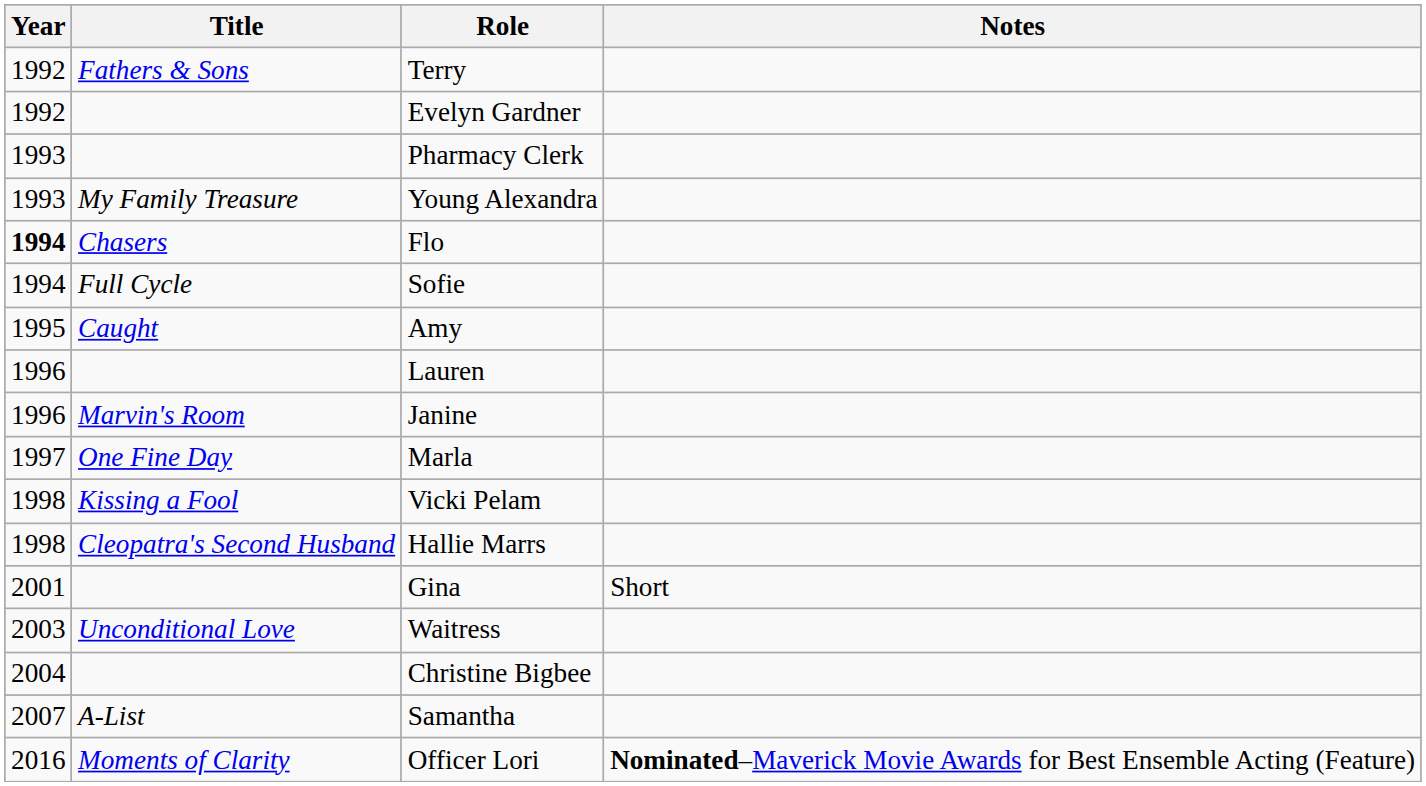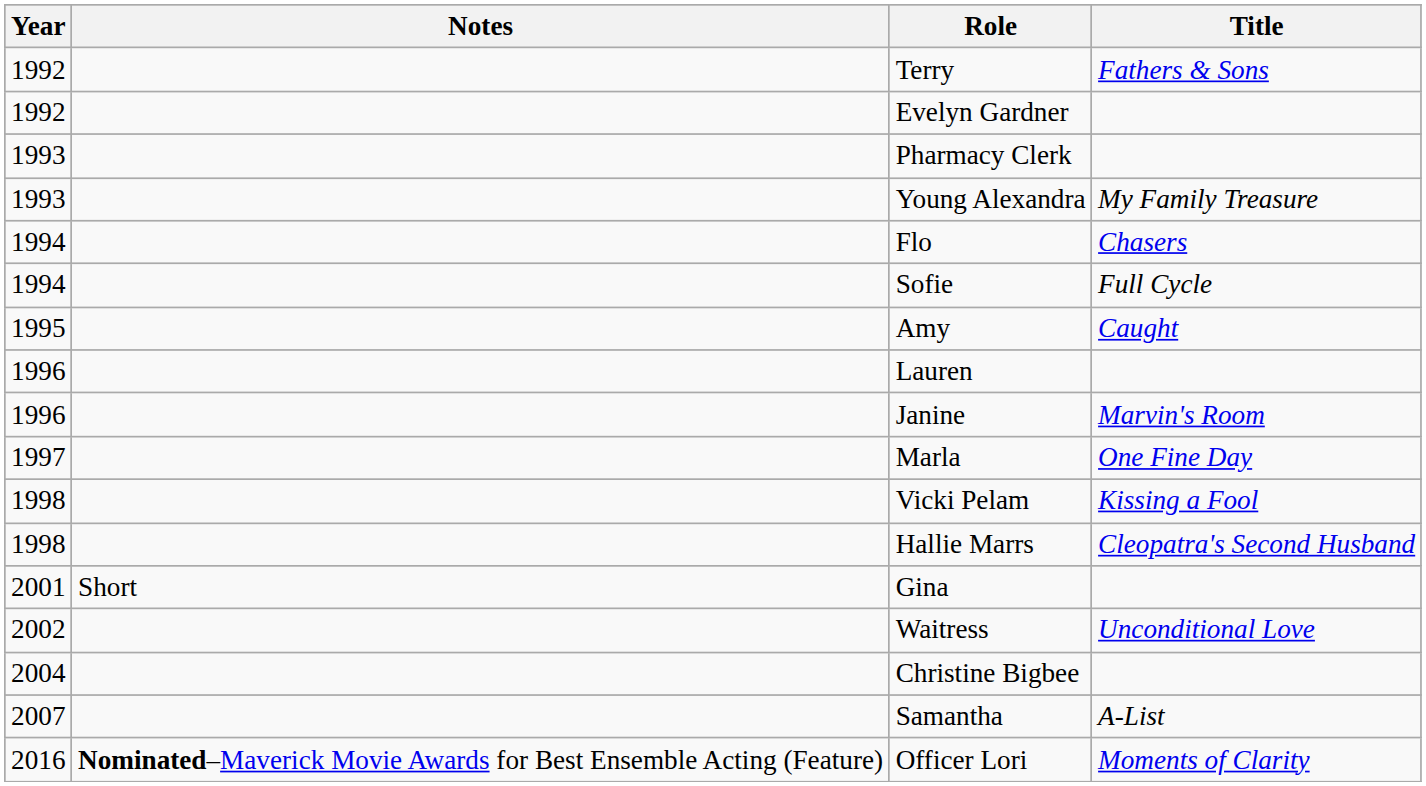columns swapped: (237, 26) <-> (1013, 26)
(38, 241) bold -> (38, 241) normal
(38, 629) 2003 -> (38, 629) 2002
